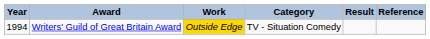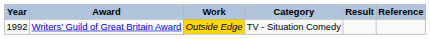(17, 27) 1994 -> (17, 27) 1992
